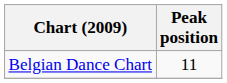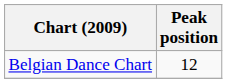(189, 64) 11 -> (189, 64) 12
